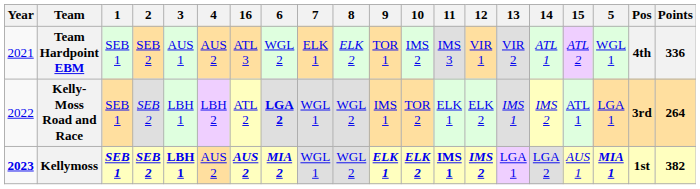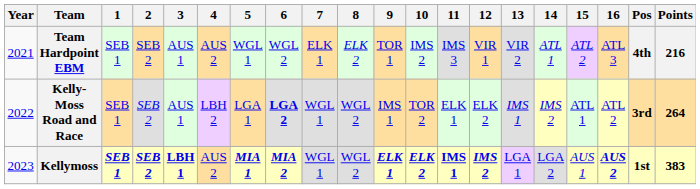columns swapped: (611, 15) <-> (246, 15)
(675, 52) 336 -> (675, 52) 216
(181, 113) LBH 1 -> (181, 113) AUS 1
(21, 165) bold -> (21, 165) normal
(675, 165) 382 -> (675, 165) 383
